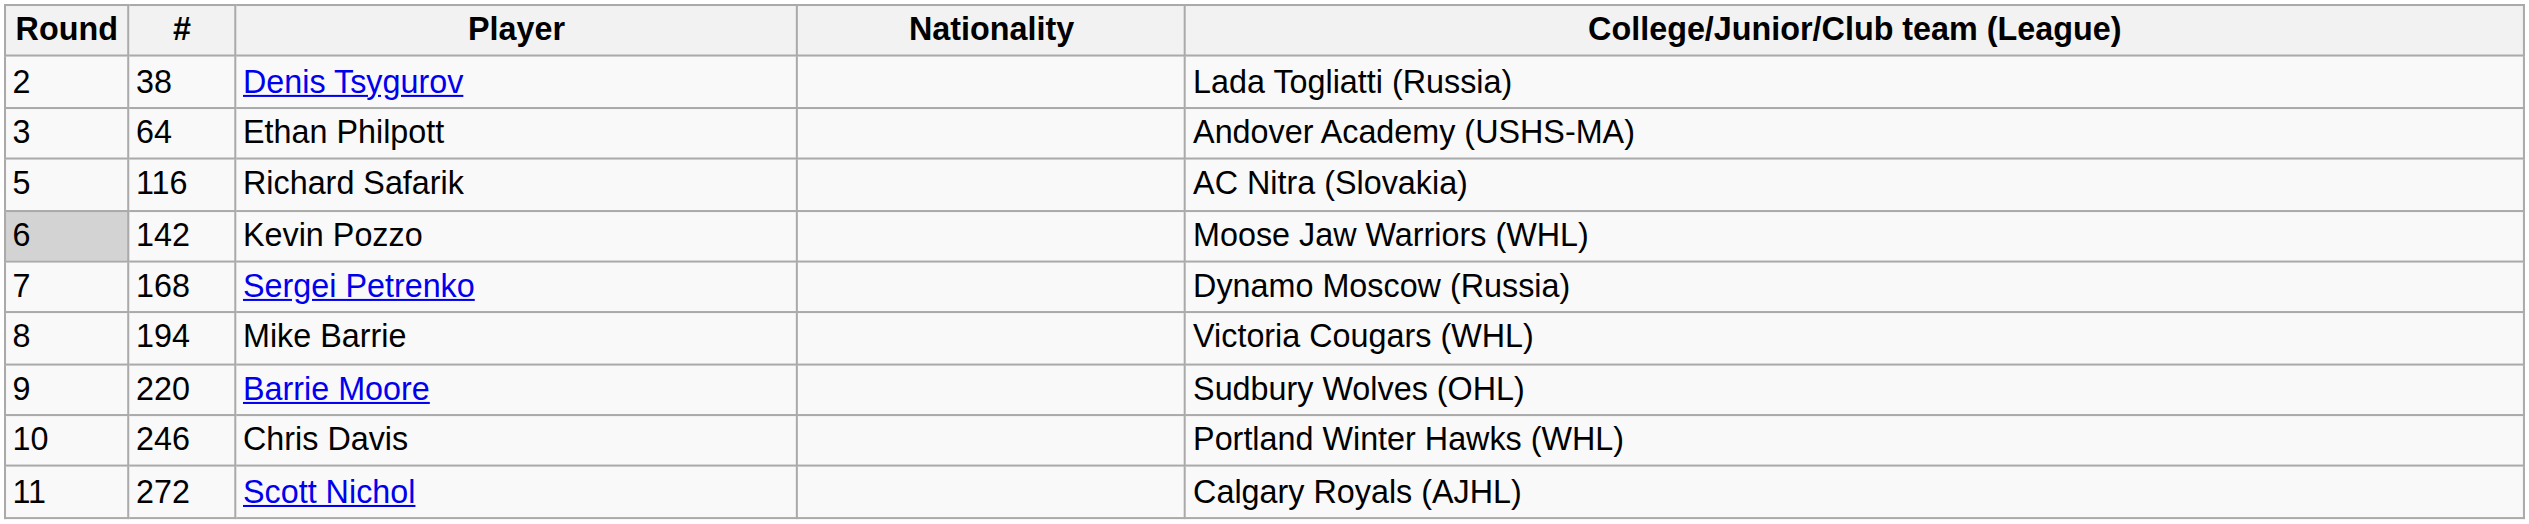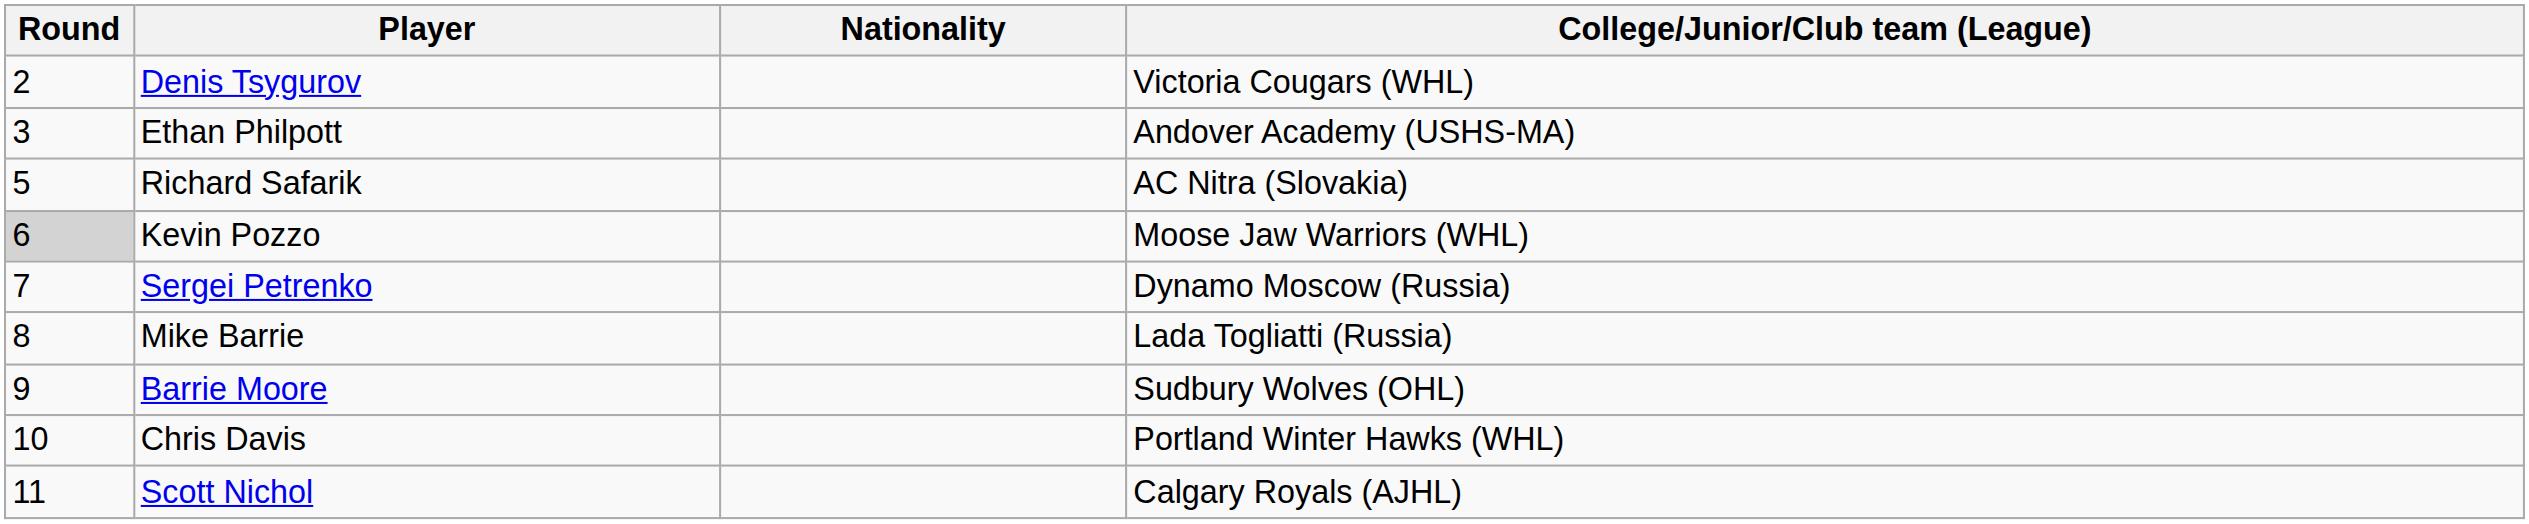- column: (182, 30)
(1353, 81) Lada Togliatti (Russia) -> (1304, 81) Victoria Cougars (WHL)
(1363, 337) Victoria Cougars (WHL) -> (1293, 337) Lada Togliatti (Russia)
